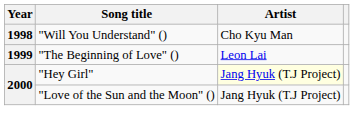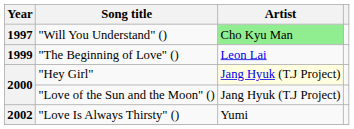(20, 34) 1998 -> (20, 34) 1997
(257, 34) no background -> (257, 34) lightgreen background
+ row: (109, 114)
